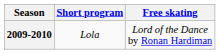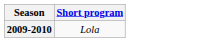- column: (170, 12)
